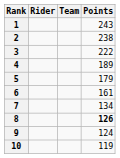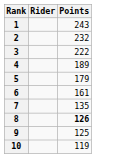- column: (69, 11)
(106, 38) 238 -> (82, 38) 232
(106, 106) 134 -> (82, 106) 135
(106, 133) 124 -> (82, 133) 125
